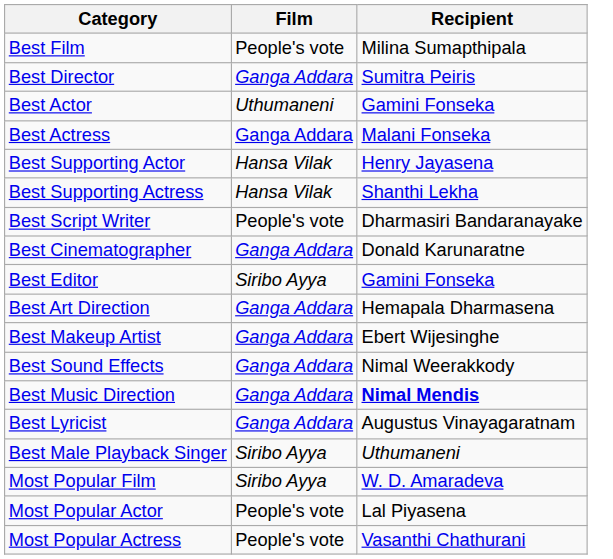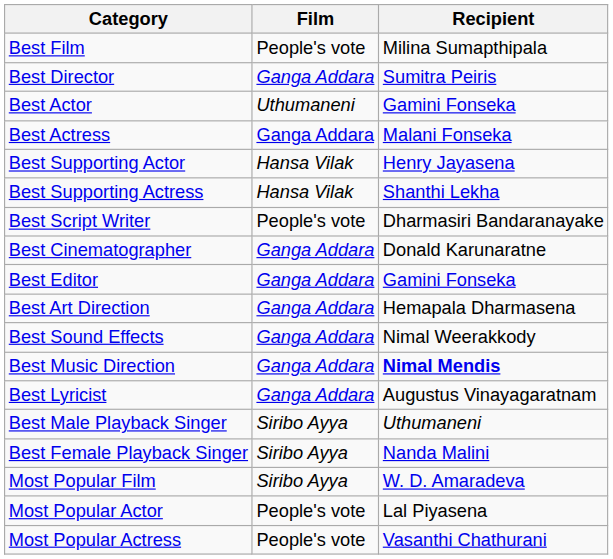(281, 279) Siribo Ayya -> (315, 279) Ganga Addara
- row: (85, 337)
+ row: (128, 452)
